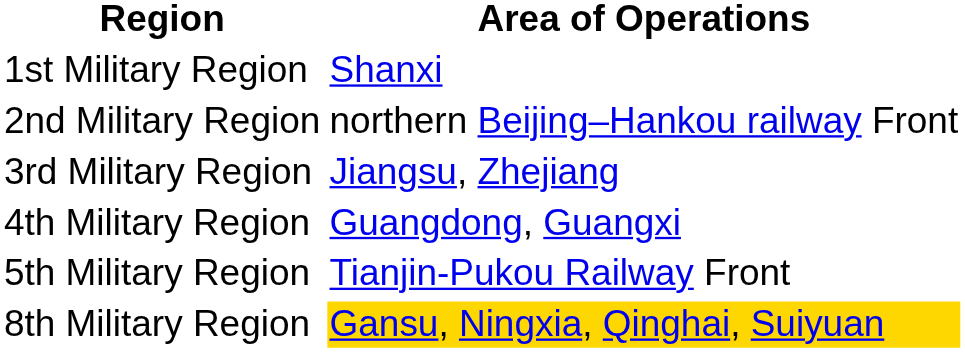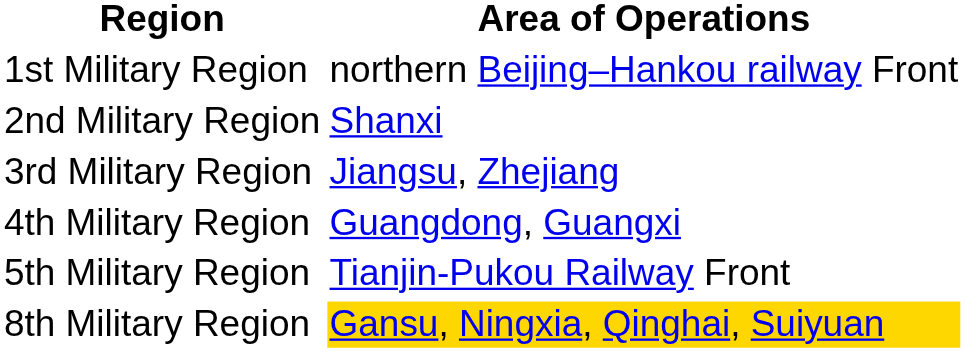(386, 69) Shanxi -> (644, 69) northern Beijing–Hankou railway Front
(644, 120) northern Beijing–Hankou railway Front -> (386, 120) Shanxi
